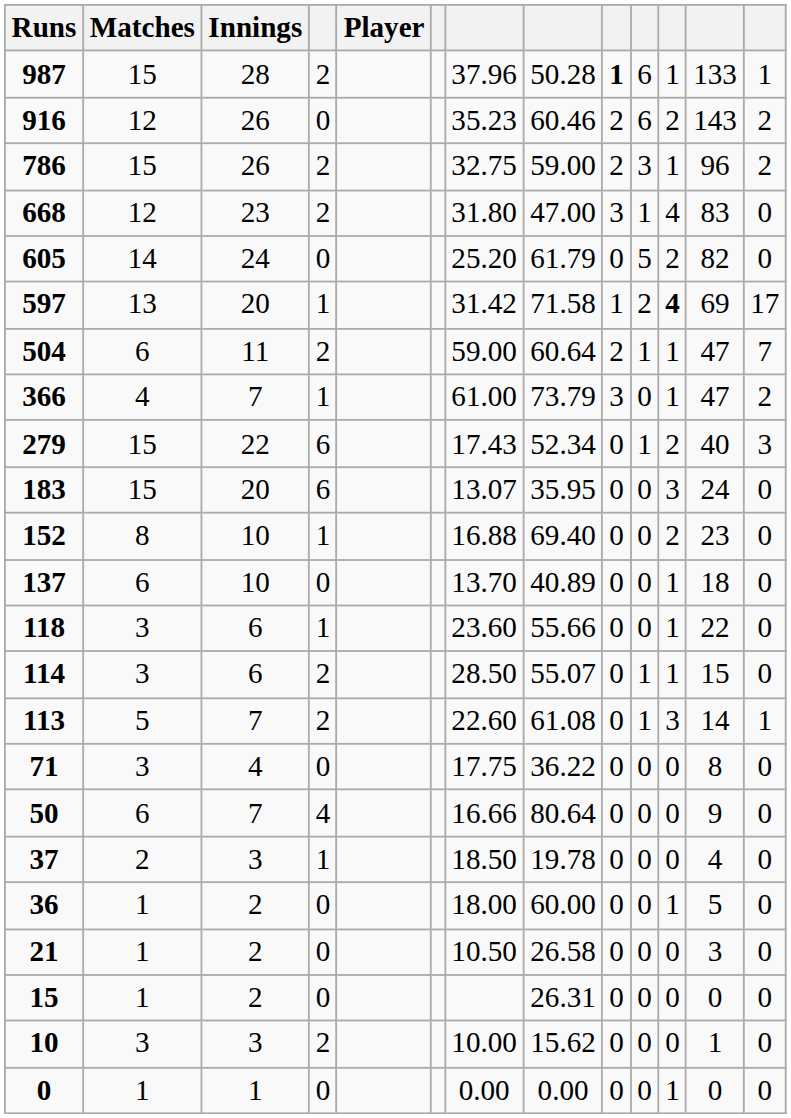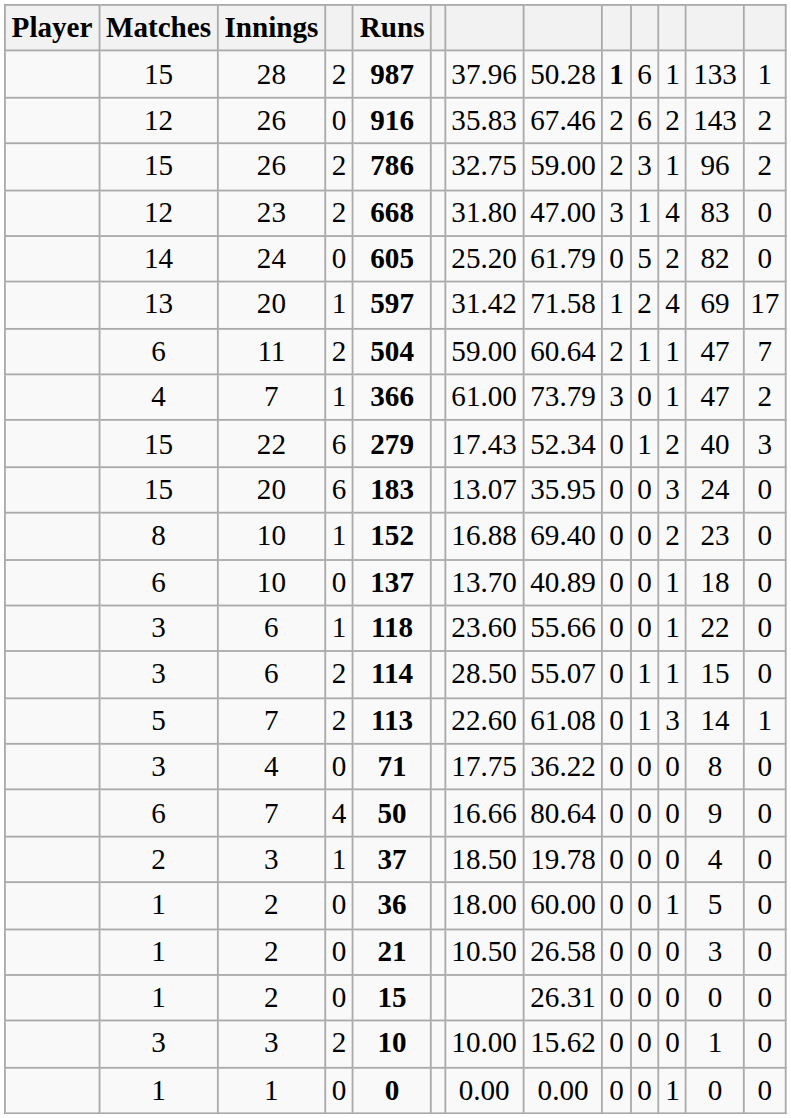columns swapped: (384, 27) <-> (44, 27)
(484, 119) 35.23 -> (484, 119) 35.83
(563, 119) 60.46 -> (563, 119) 67.46
(672, 304) bold -> (672, 304) normal
